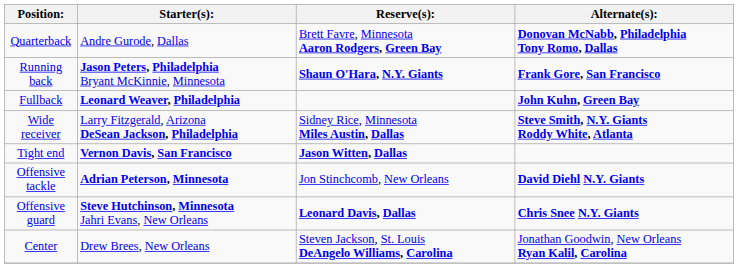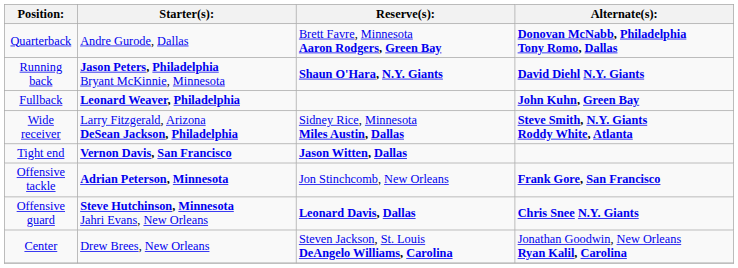(589, 74) Frank Gore, San Francisco -> (581, 74) David Diehl N.Y. Giants
(581, 180) David Diehl N.Y. Giants -> (589, 180) Frank Gore, San Francisco
